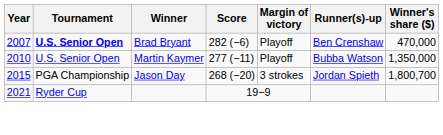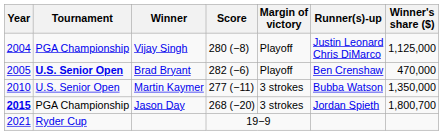+ row: (161, 48)
(19, 42) 2007 -> (19, 71) 2005
(276, 59) Playoff -> (282, 88) 3 strokes
(19, 76) normal -> (19, 105) bold
